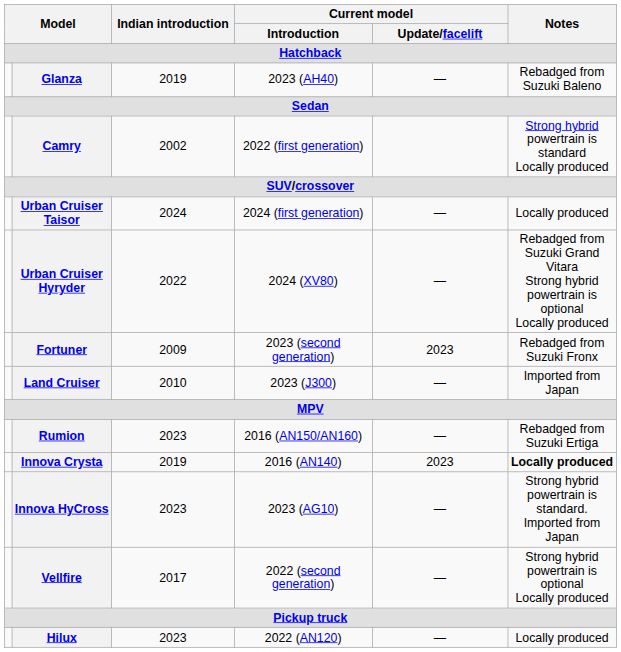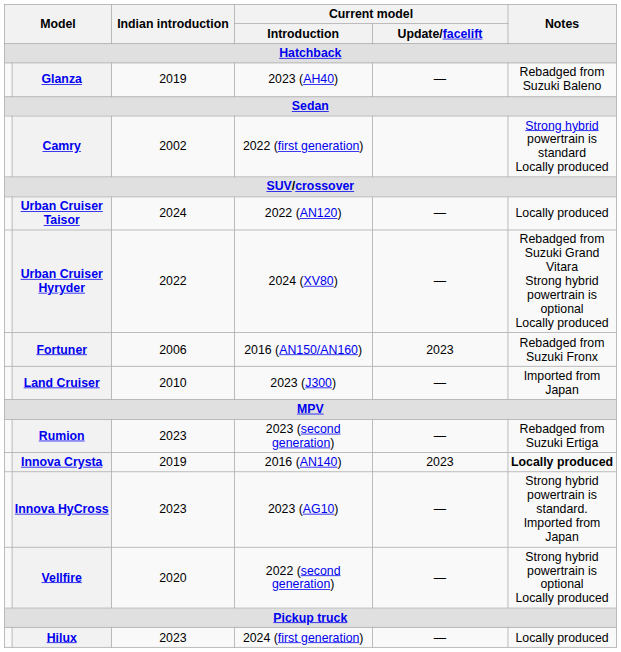(303, 213) 2024 (first generation) -> (303, 213) 2022 (AN120)
(173, 349) 2009 -> (173, 349) 2006
(303, 349) 2023 (second generation) -> (303, 349) 2016 (AN150/AN160)
(303, 435) 2016 (AN150/AN160) -> (303, 435) 2023 (second generation)
(173, 577) 2017 -> (173, 577) 2020
(303, 637) 2022 (AN120) -> (303, 637) 2024 (first generation)
